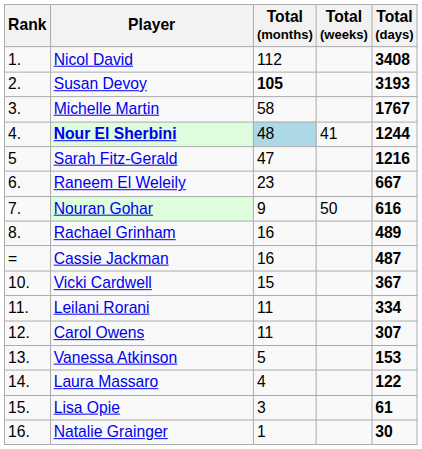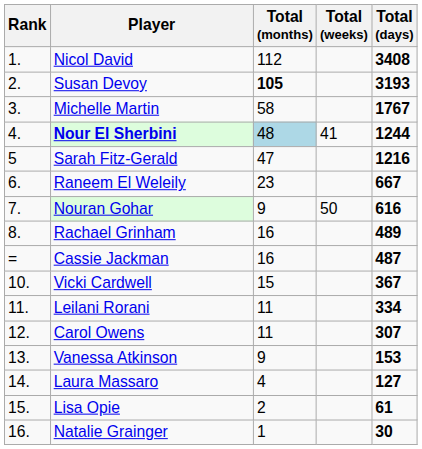(261, 357) 5 -> (261, 357) 9
(388, 382) 122 -> (388, 382) 127
(261, 407) 3 -> (261, 407) 2
